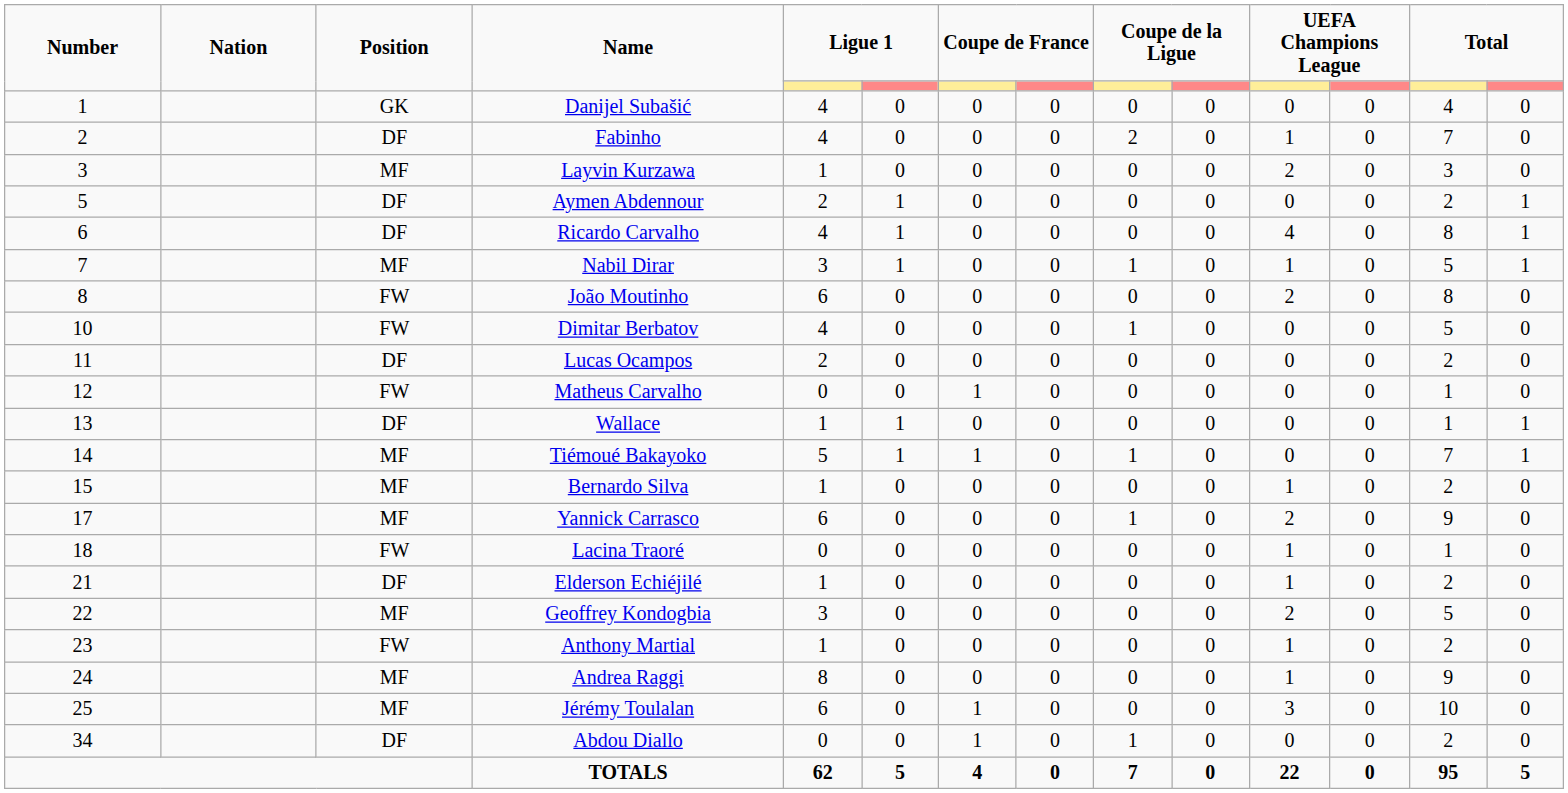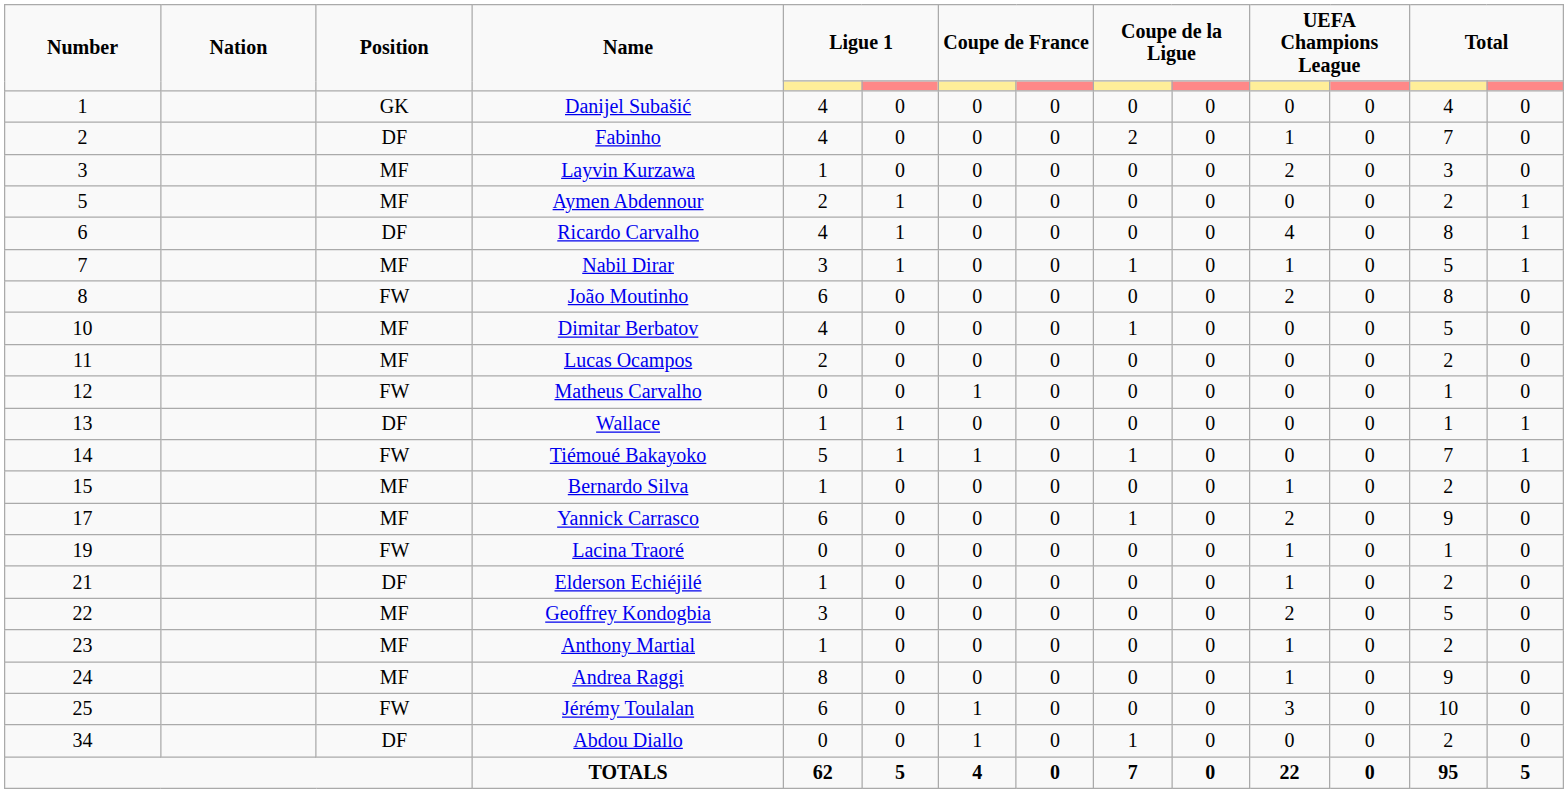(394, 201) DF -> (394, 201) MF
(394, 328) FW -> (394, 328) MF
(394, 360) DF -> (394, 360) MF
(394, 455) MF -> (394, 455) FW
(83, 550) 18 -> (83, 550) 19
(394, 645) FW -> (394, 645) MF
(394, 708) MF -> (394, 708) FW
